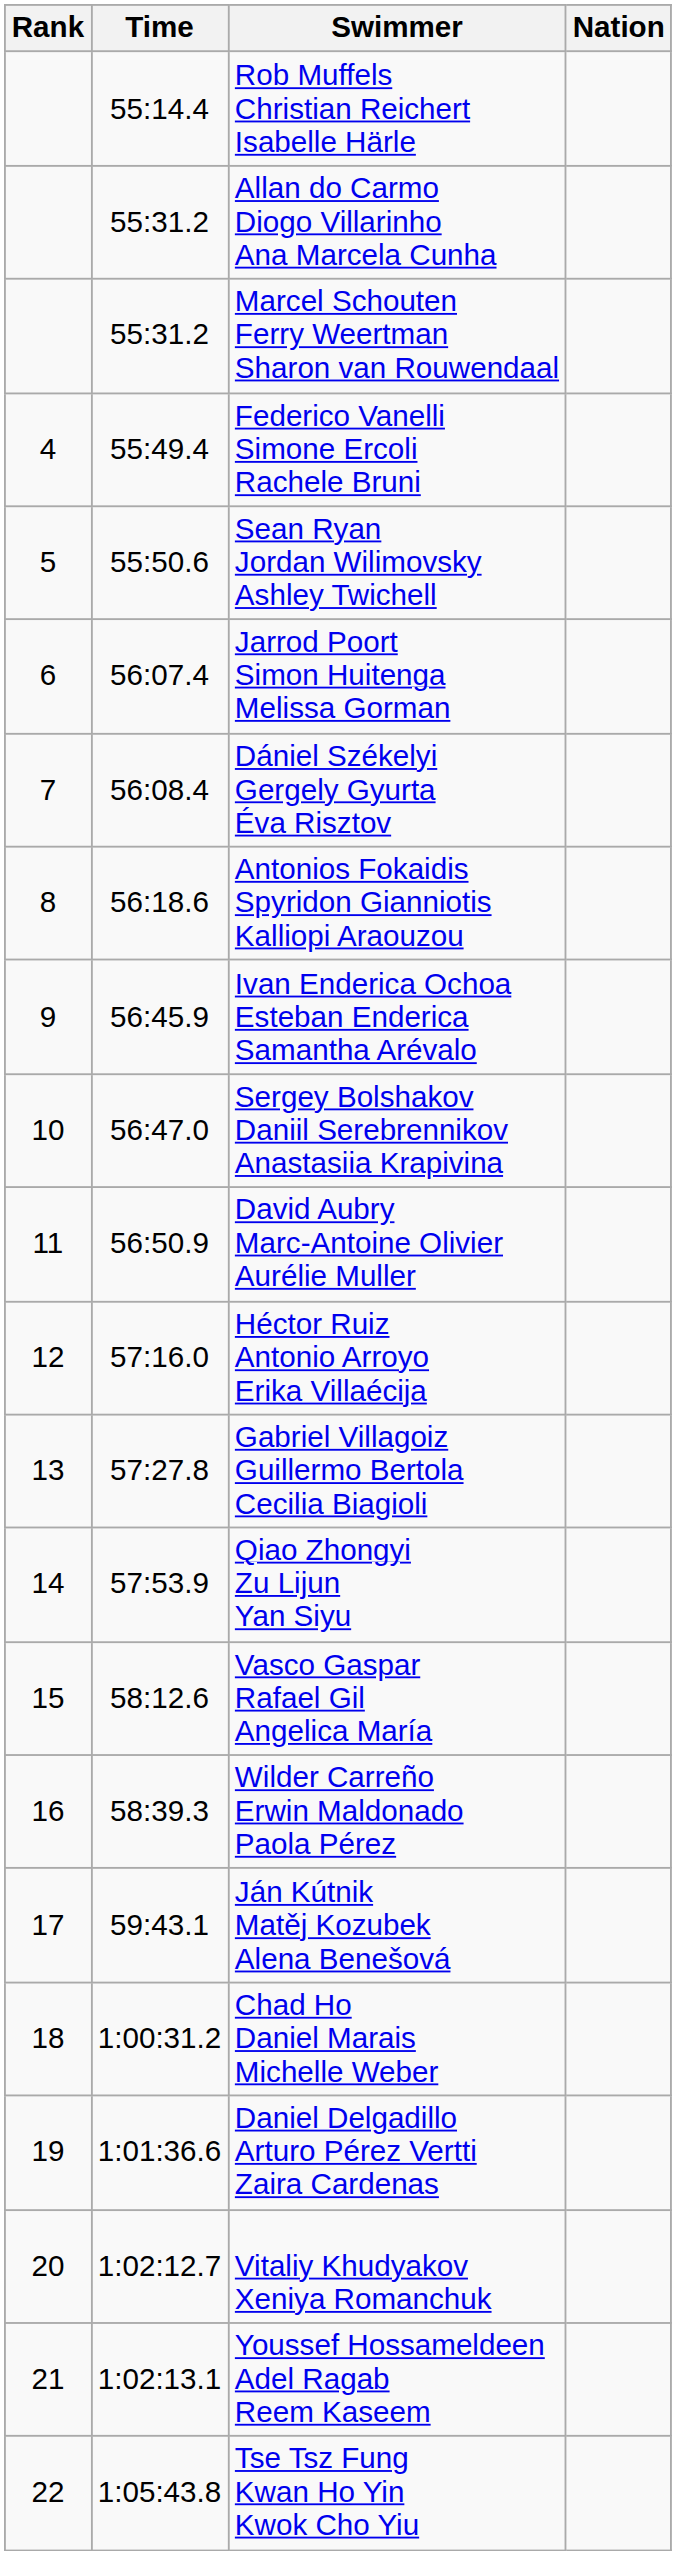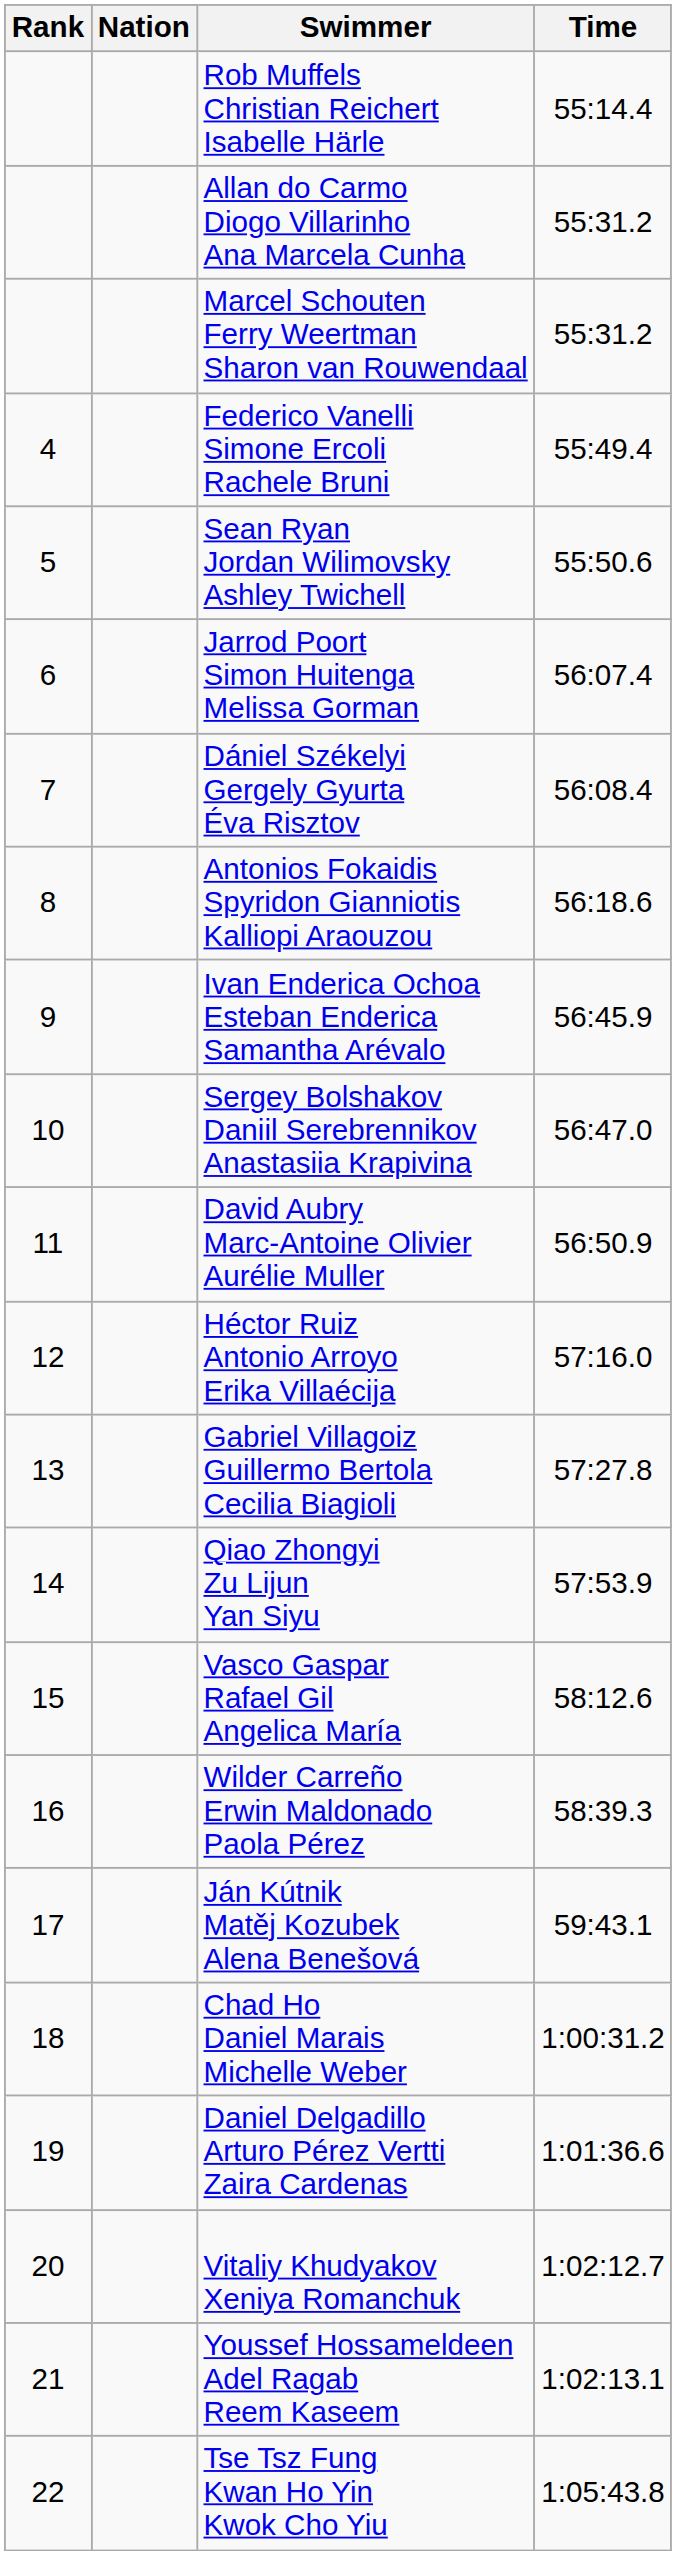columns swapped: (619, 27) <-> (159, 27)
